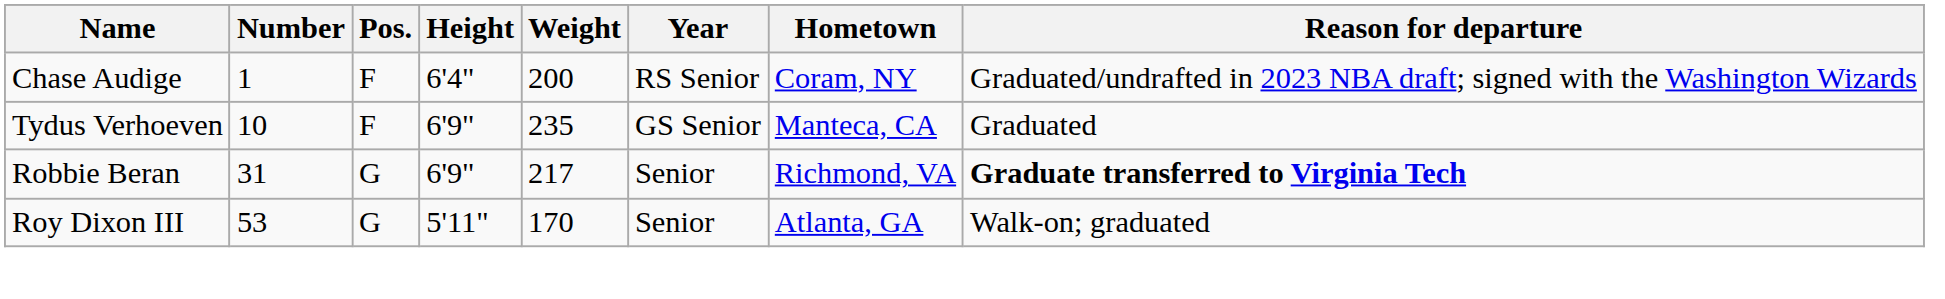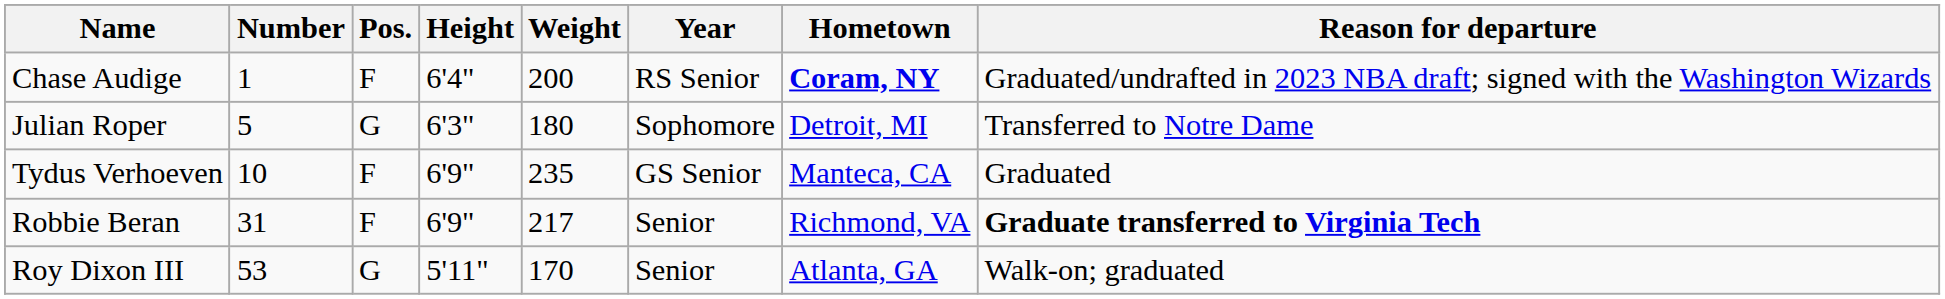(846, 76) normal -> (864, 76) bold
+ row: (89, 125)
(370, 173) G -> (367, 221) F
